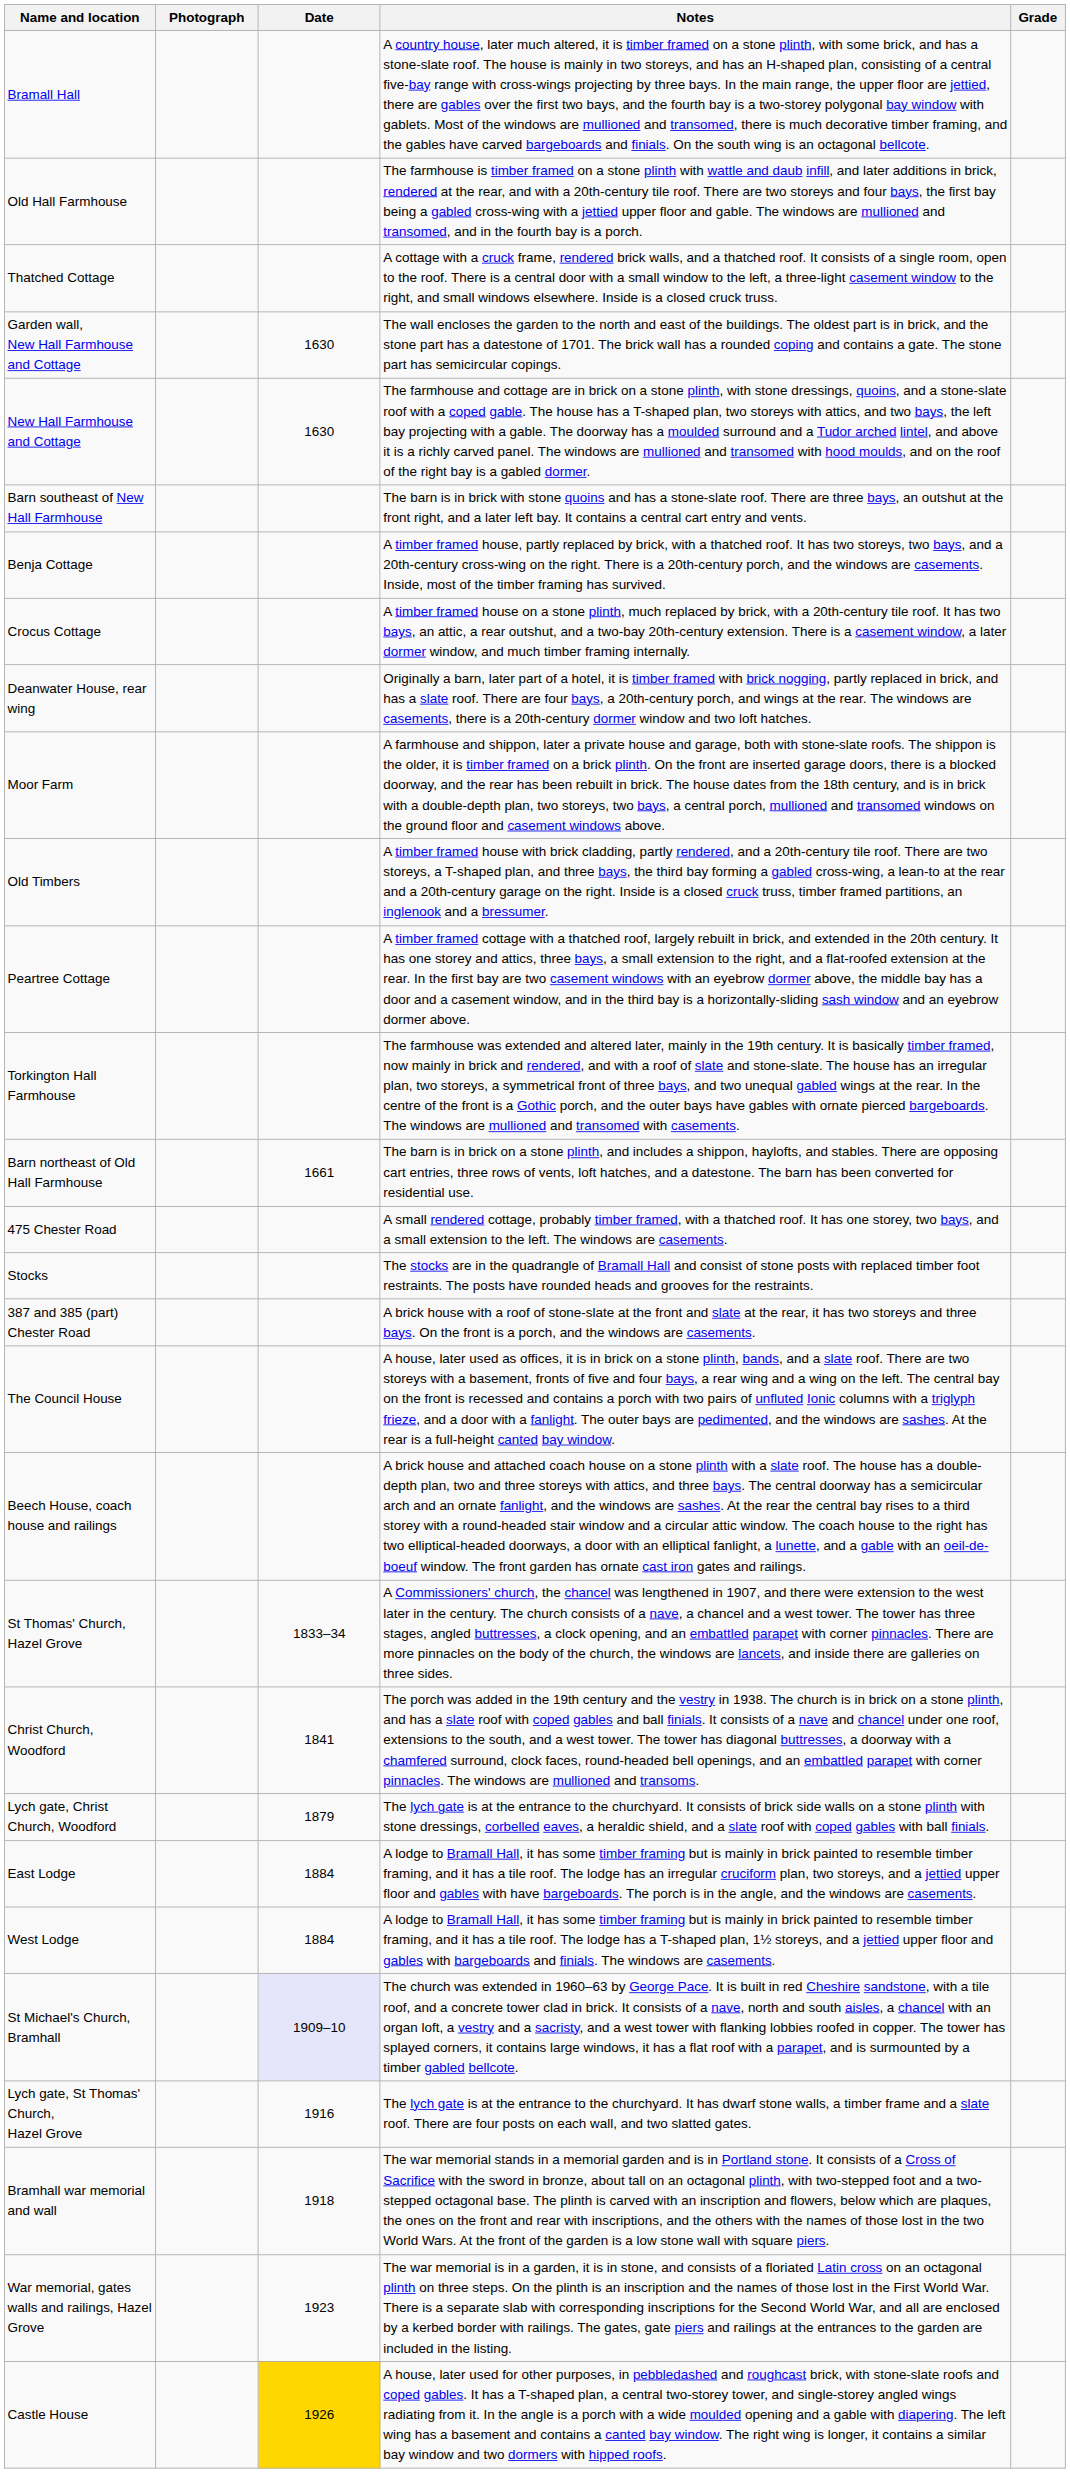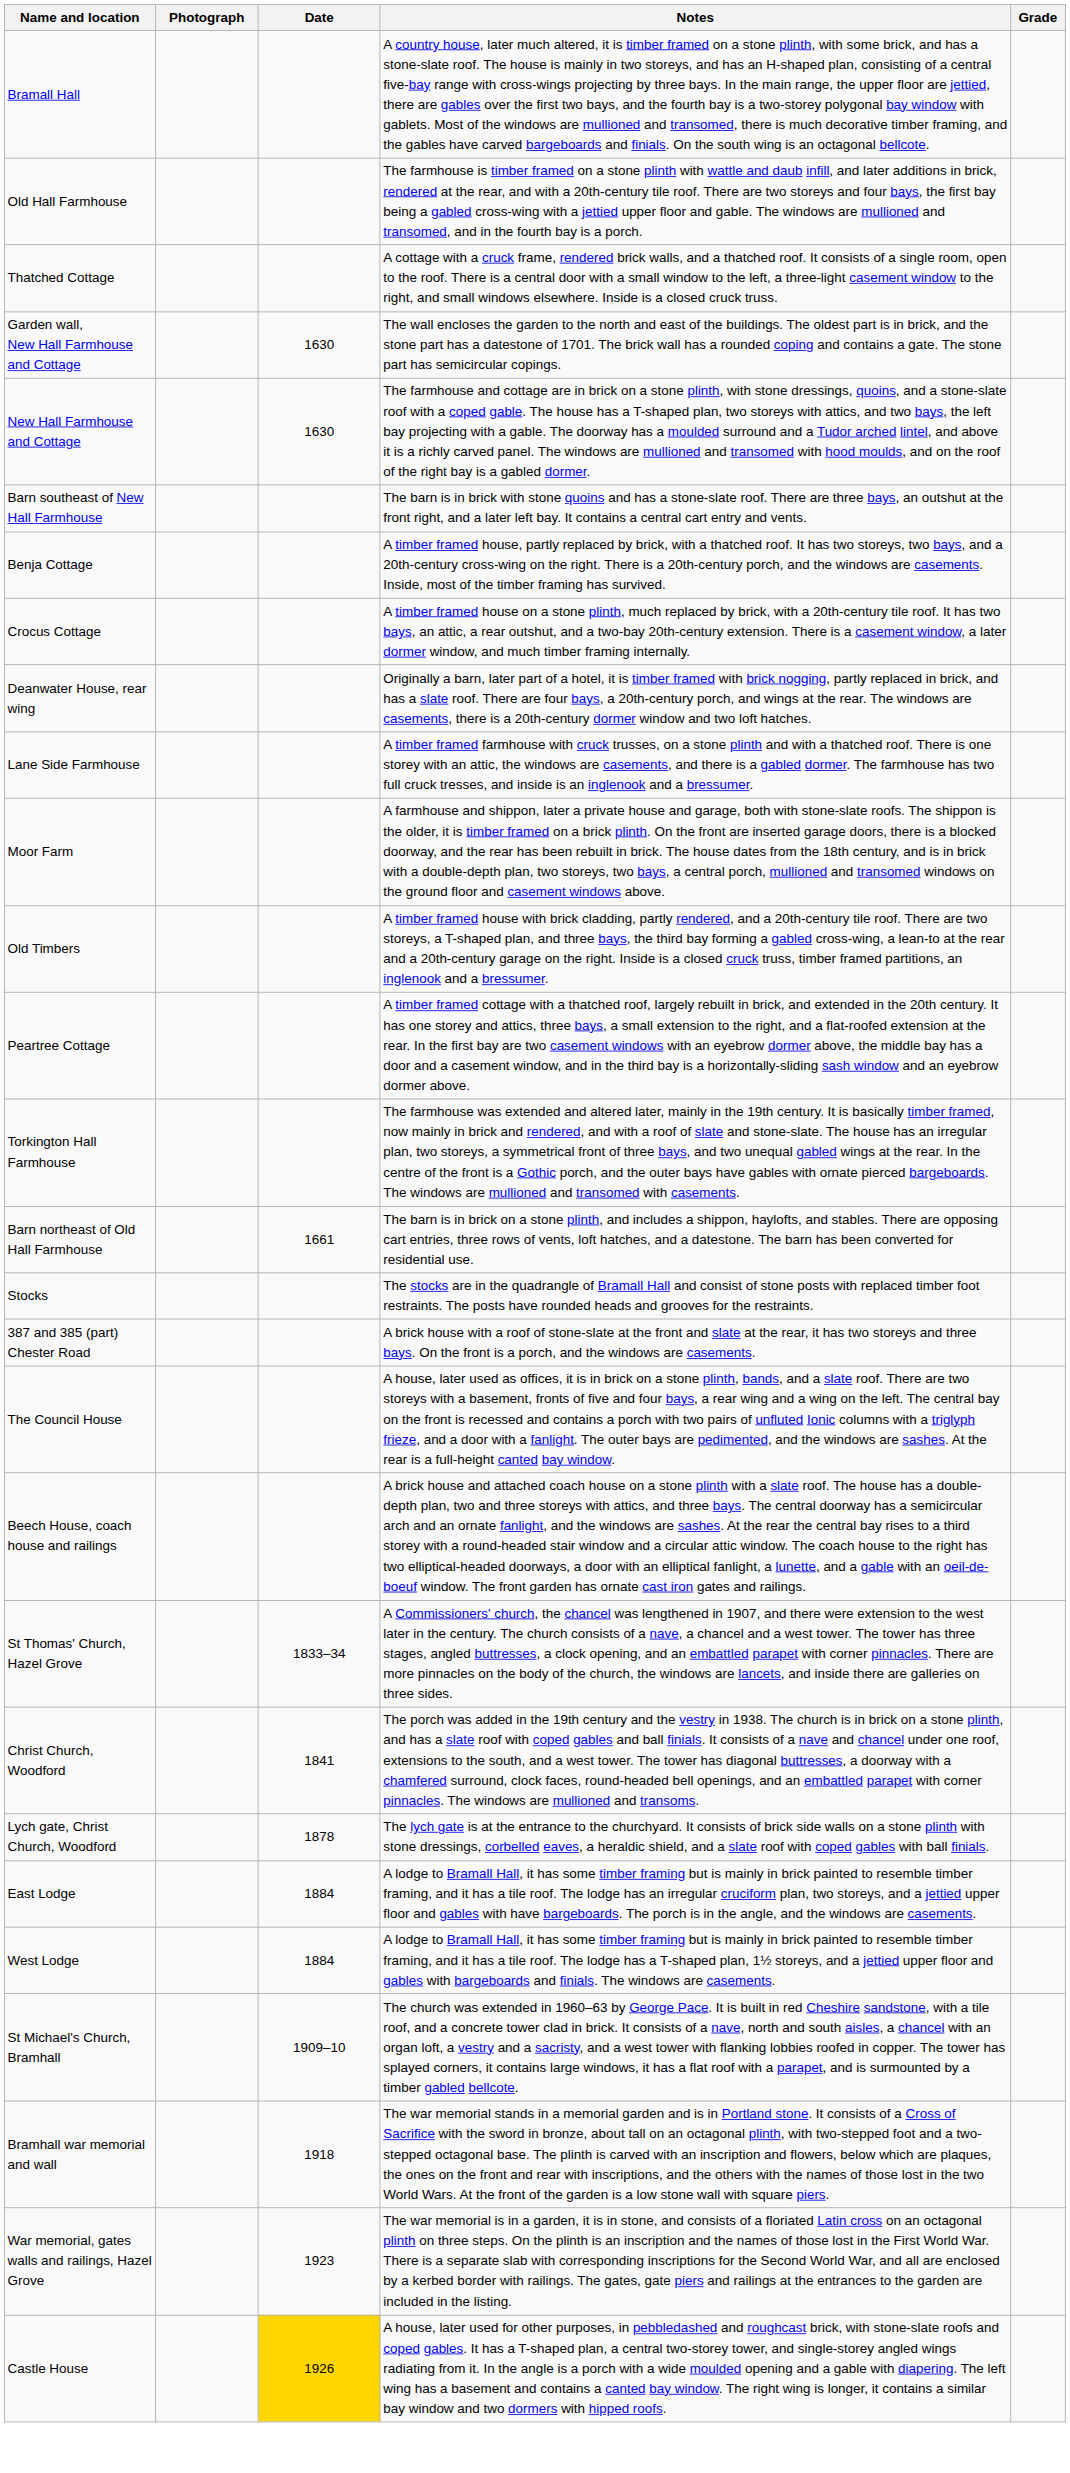+ row: (74, 765)
- row: (62, 1229)
(319, 1817) 1879 -> (319, 1837) 1878
(319, 2027) lavender background -> (319, 2047) no background
- row: (74, 2114)
